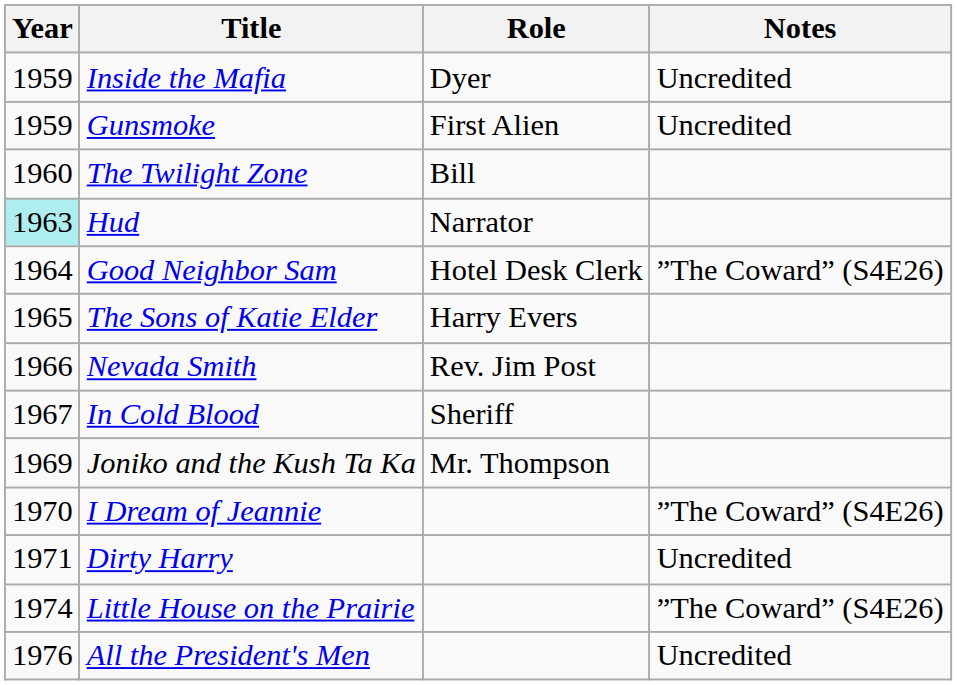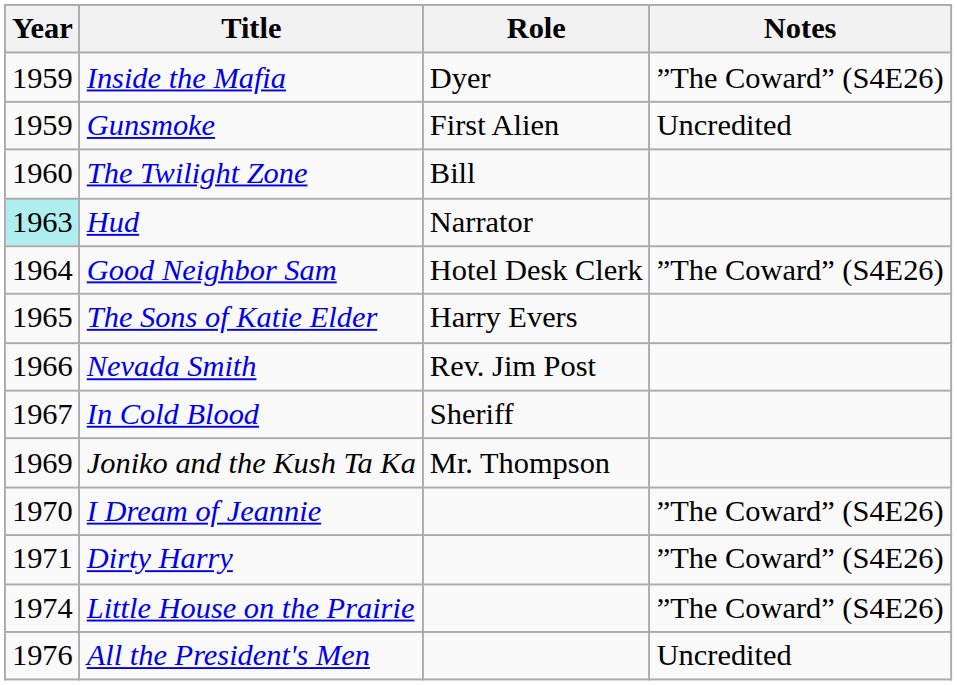(724, 76) Uncredited -> (800, 76) ”The Coward” (S4E26)
(724, 558) Uncredited -> (800, 558) ”The Coward” (S4E26)
